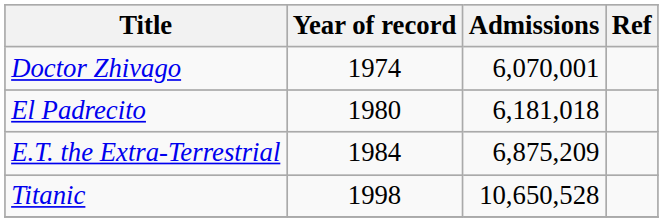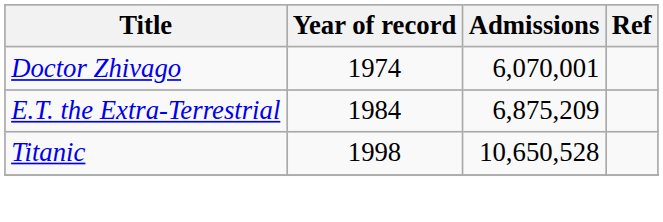- row: (79, 110)
